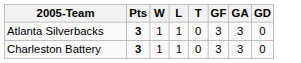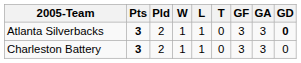+ column: (161, 13)
(262, 31) normal -> (285, 31) bold
